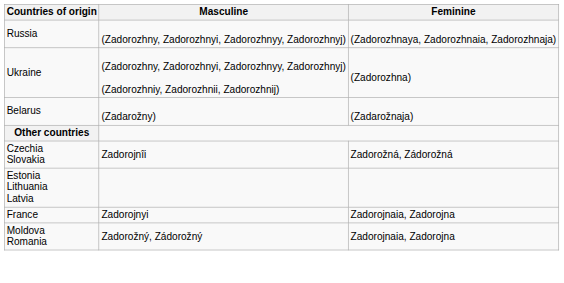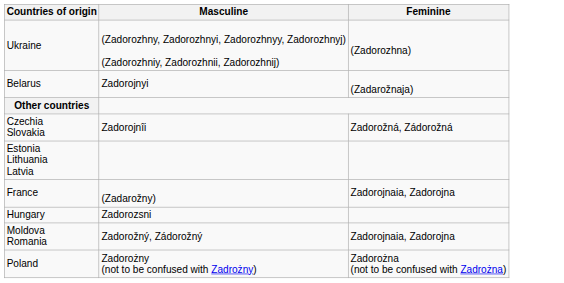- row: (22, 34)
(129, 117) (Zadarožny) -> (125, 84) Zadorojnyi
(125, 215) Zadorojnyi -> (129, 199) (Zadarožny)
+ row: (26, 215)
+ row: (22, 264)
